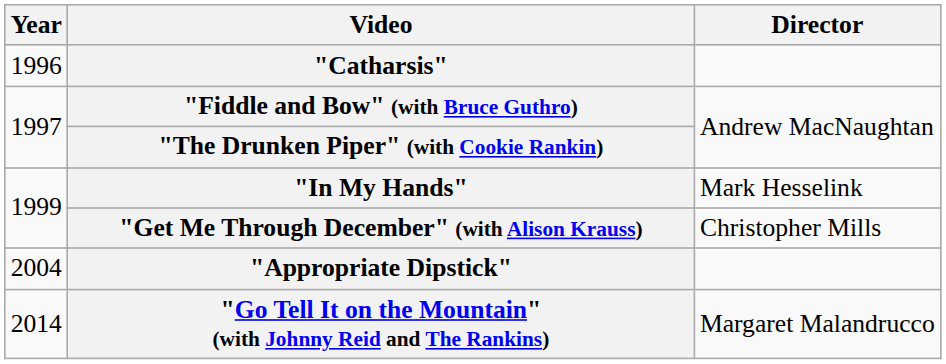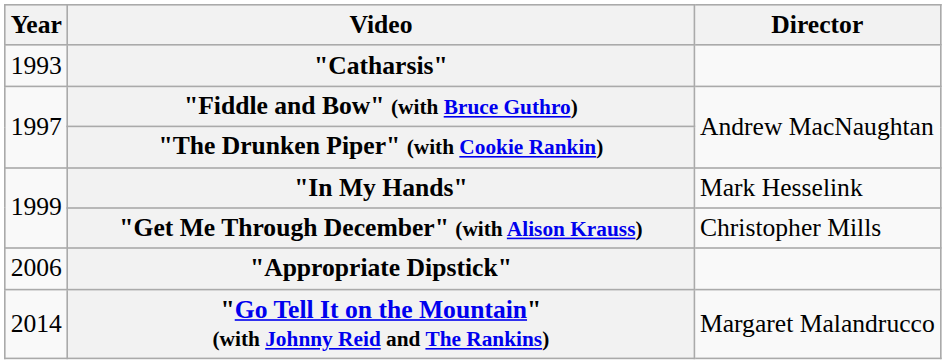(36, 65) 1996 -> (36, 65) 1993
(36, 268) 2004 -> (36, 268) 2006
